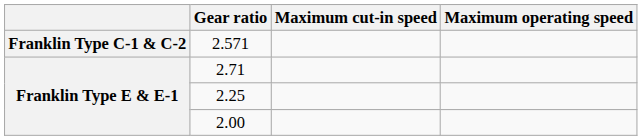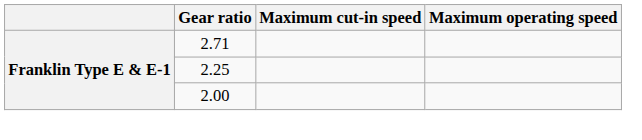- row: (231, 43)
